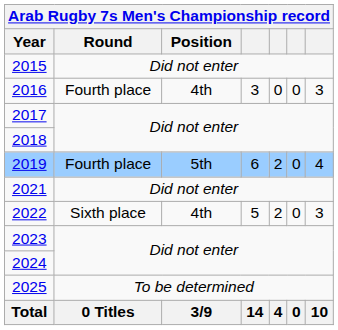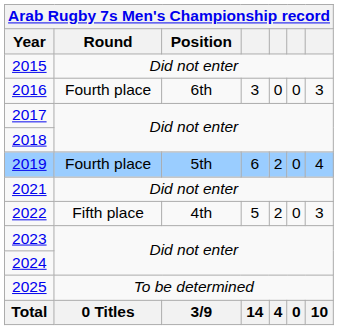(201, 90) 4th -> (201, 90) 6th
(108, 213) Sixth place -> (108, 213) Fifth place
